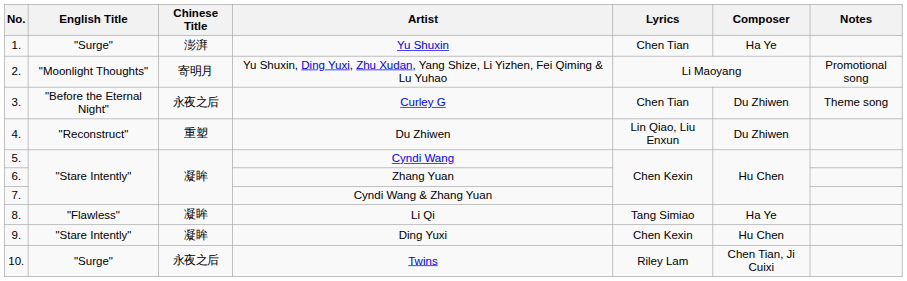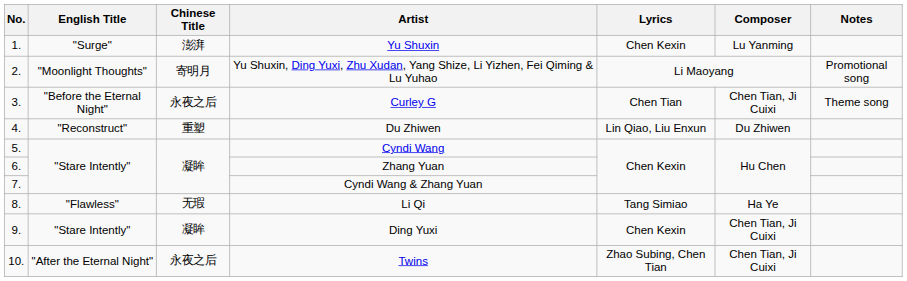(663, 45) Chen Tian -> (656, 45) Chen Kexin
(761, 45) Ha Ye -> (763, 45) Lu Yanming
(761, 103) Du Zhiwen -> (763, 103) Chen Tian, Ji Cuixi
(196, 214) 凝眸 -> (193, 203) 无瑕
(761, 235) Hu Chen -> (763, 229) Chen Tian, Ji Cuixi
(93, 261) "Surge" -> (92, 261) "After the Eternal Night"
(663, 261) Riley Lam -> (656, 261) Zhao Subing, Chen Tian
